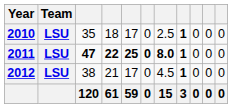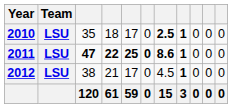(165, 34) normal -> (165, 34) bold
(165, 53) 8.0 -> (165, 53) 8.6
